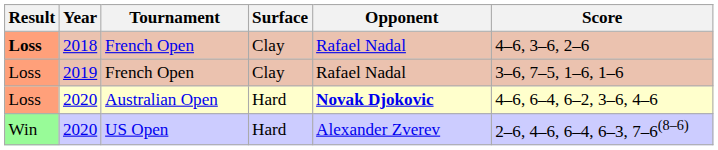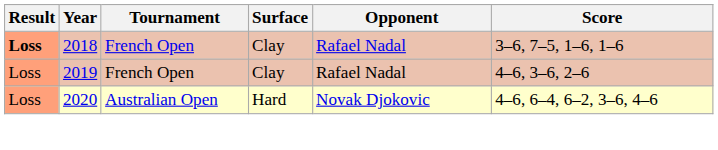(542, 45) 4–6, 3–6, 2–6 -> (559, 45) 3–6, 7–5, 1–6, 1–6
(559, 72) 3–6, 7–5, 1–6, 1–6 -> (542, 72) 4–6, 3–6, 2–6
(375, 99) bold -> (373, 99) normal
- row: (80, 128)
